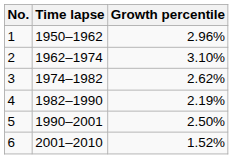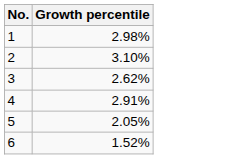- column: (70, 15)
(206, 36) 2.96% -> (131, 36) 2.98%
(206, 100) 2.19% -> (131, 100) 2.91%
(206, 121) 2.50% -> (131, 121) 2.05%
